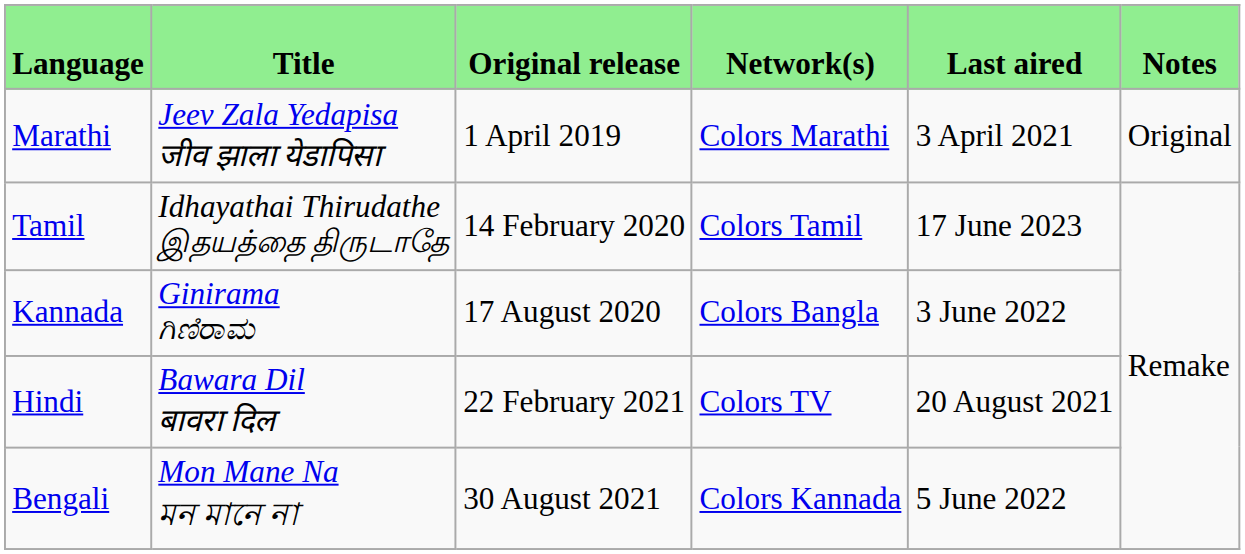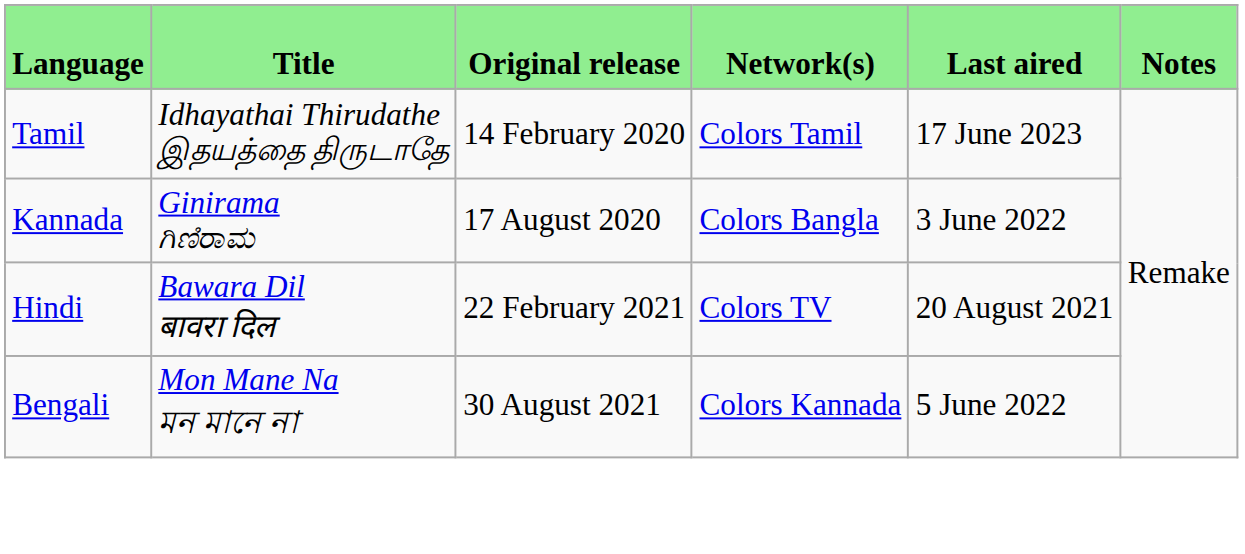- row: (62, 135)
